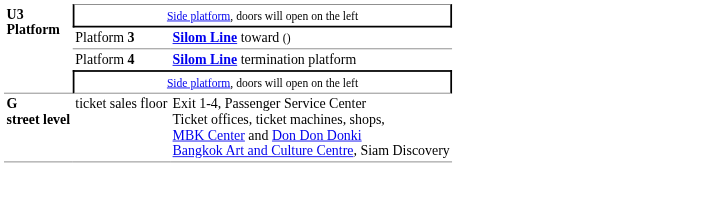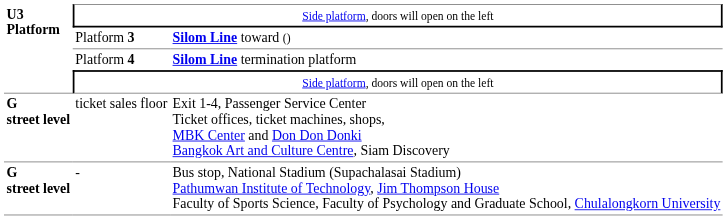+ row: (78, 172)
